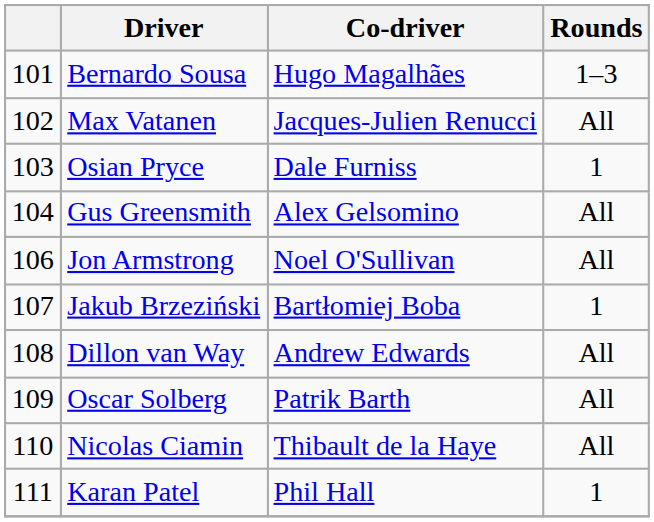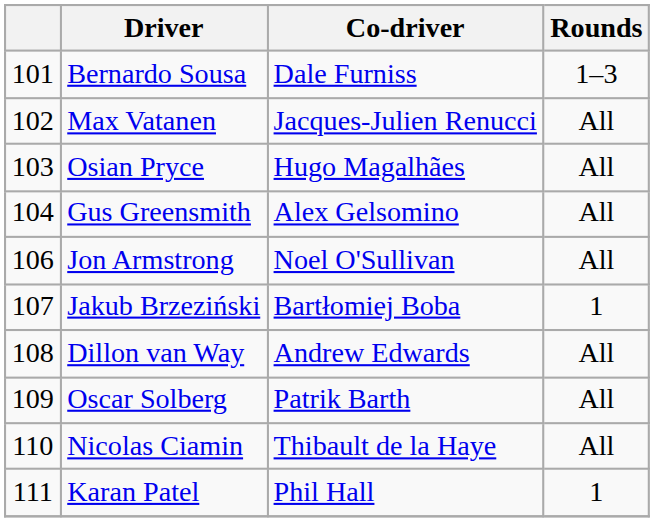(369, 73) Hugo Magalhães -> (345, 73) Dale Furniss
(345, 166) Dale Furniss -> (369, 166) Hugo Magalhães
(596, 166) 1 -> (596, 166) All
